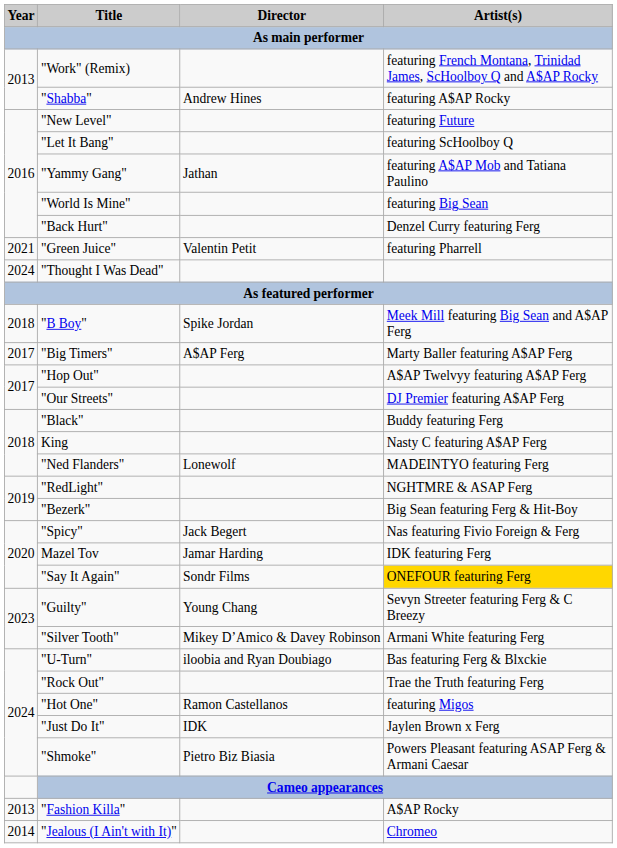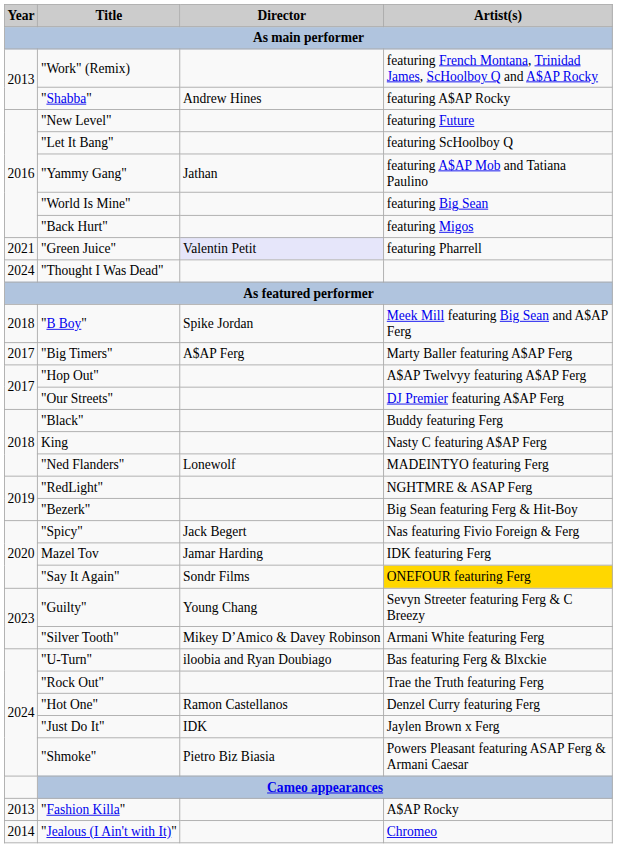(463, 226) Denzel Curry featuring Ferg -> (430, 226) featuring Migos
(220, 248) no background -> (220, 248) lavender background
(430, 704) featuring Migos -> (463, 704) Denzel Curry featuring Ferg
